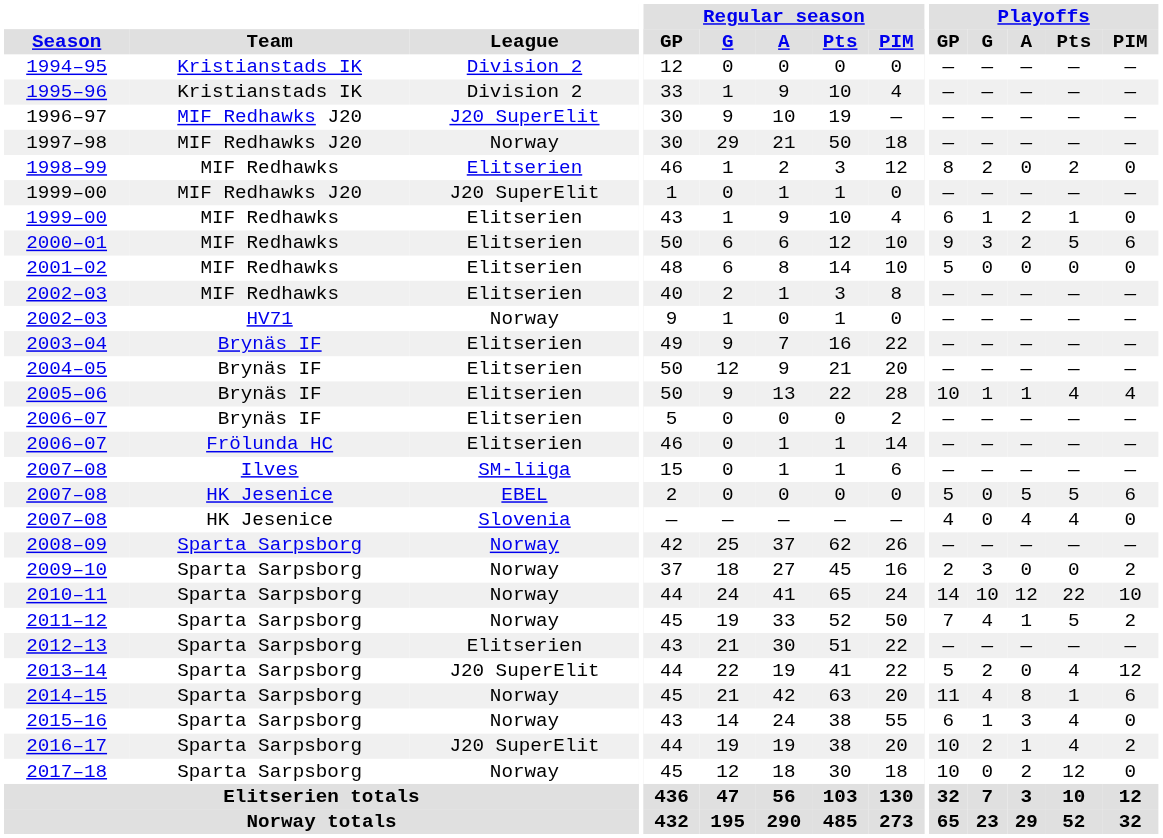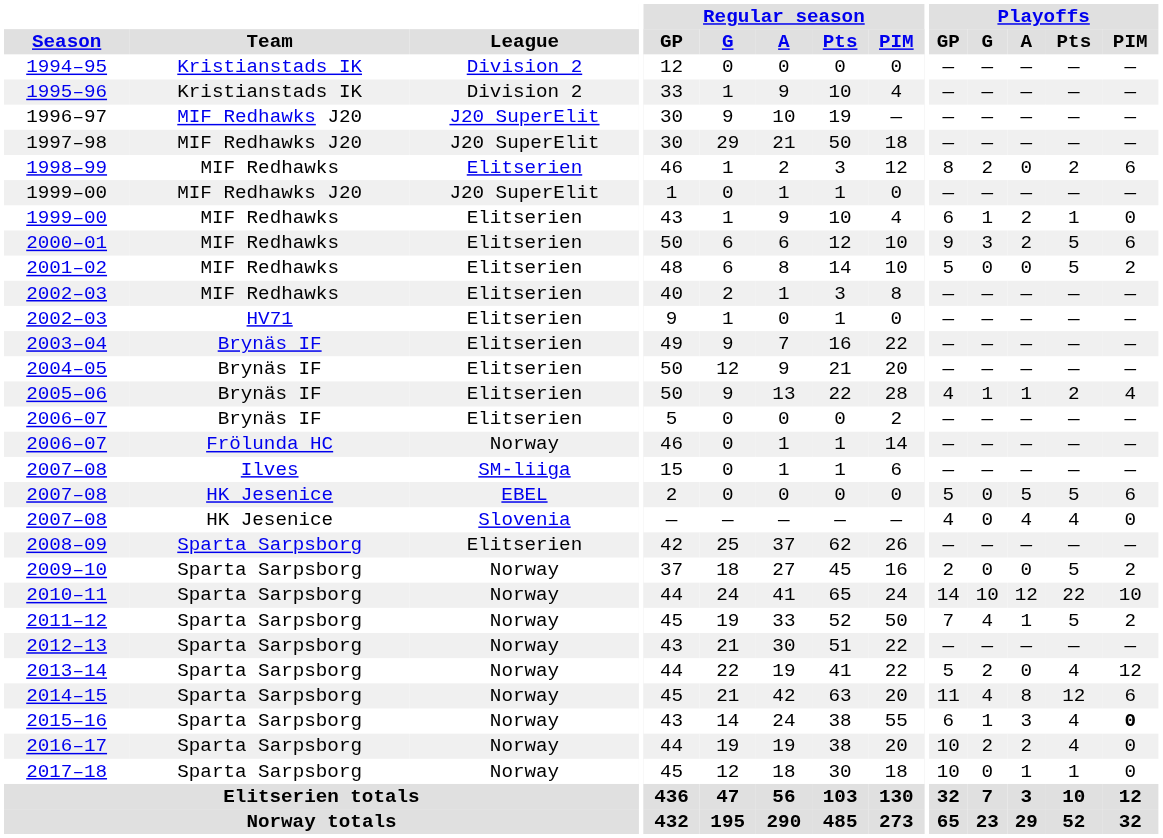(524, 142) Norway -> (524, 142) J20 SuperElit
(1130, 168) 0 -> (1130, 168) 6
(1074, 268) 0 -> (1074, 268) 5
(1130, 268) 0 -> (1130, 268) 2
(524, 318) Norway -> (524, 318) Elitserien
(948, 394) 10 -> (948, 394) 4
(1074, 394) 4 -> (1074, 394) 2
(524, 444) Elitserien -> (524, 444) Norway
(524, 545) Norway -> (524, 545) Elitserien
(987, 570) 3 -> (987, 570) 0
(1074, 570) 0 -> (1074, 570) 5
(524, 646) Elitserien -> (524, 646) Norway
(524, 671) J20 SuperElit -> (524, 671) Norway
(1074, 696) 1 -> (1074, 696) 12
(1130, 721) normal -> (1130, 721) bold
(524, 746) J20 SuperElit -> (524, 746) Norway
(1026, 746) 1 -> (1026, 746) 2
(1130, 746) 2 -> (1130, 746) 0
(1026, 771) 2 -> (1026, 771) 1
(1074, 771) 12 -> (1074, 771) 1
